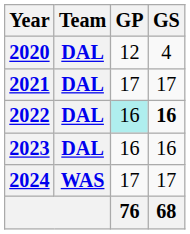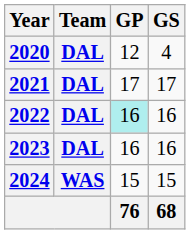(166, 116) bold -> (166, 116) normal
(130, 180) 17 -> (130, 180) 15
(166, 180) 17 -> (166, 180) 15
